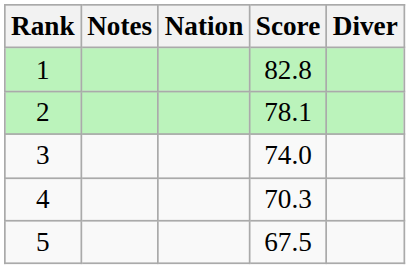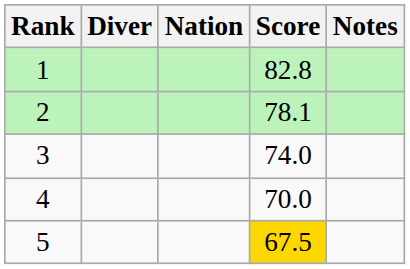columns swapped: (365, 26) <-> (120, 26)
(288, 198) 70.3 -> (288, 198) 70.0
(288, 241) no background -> (288, 241) gold background
